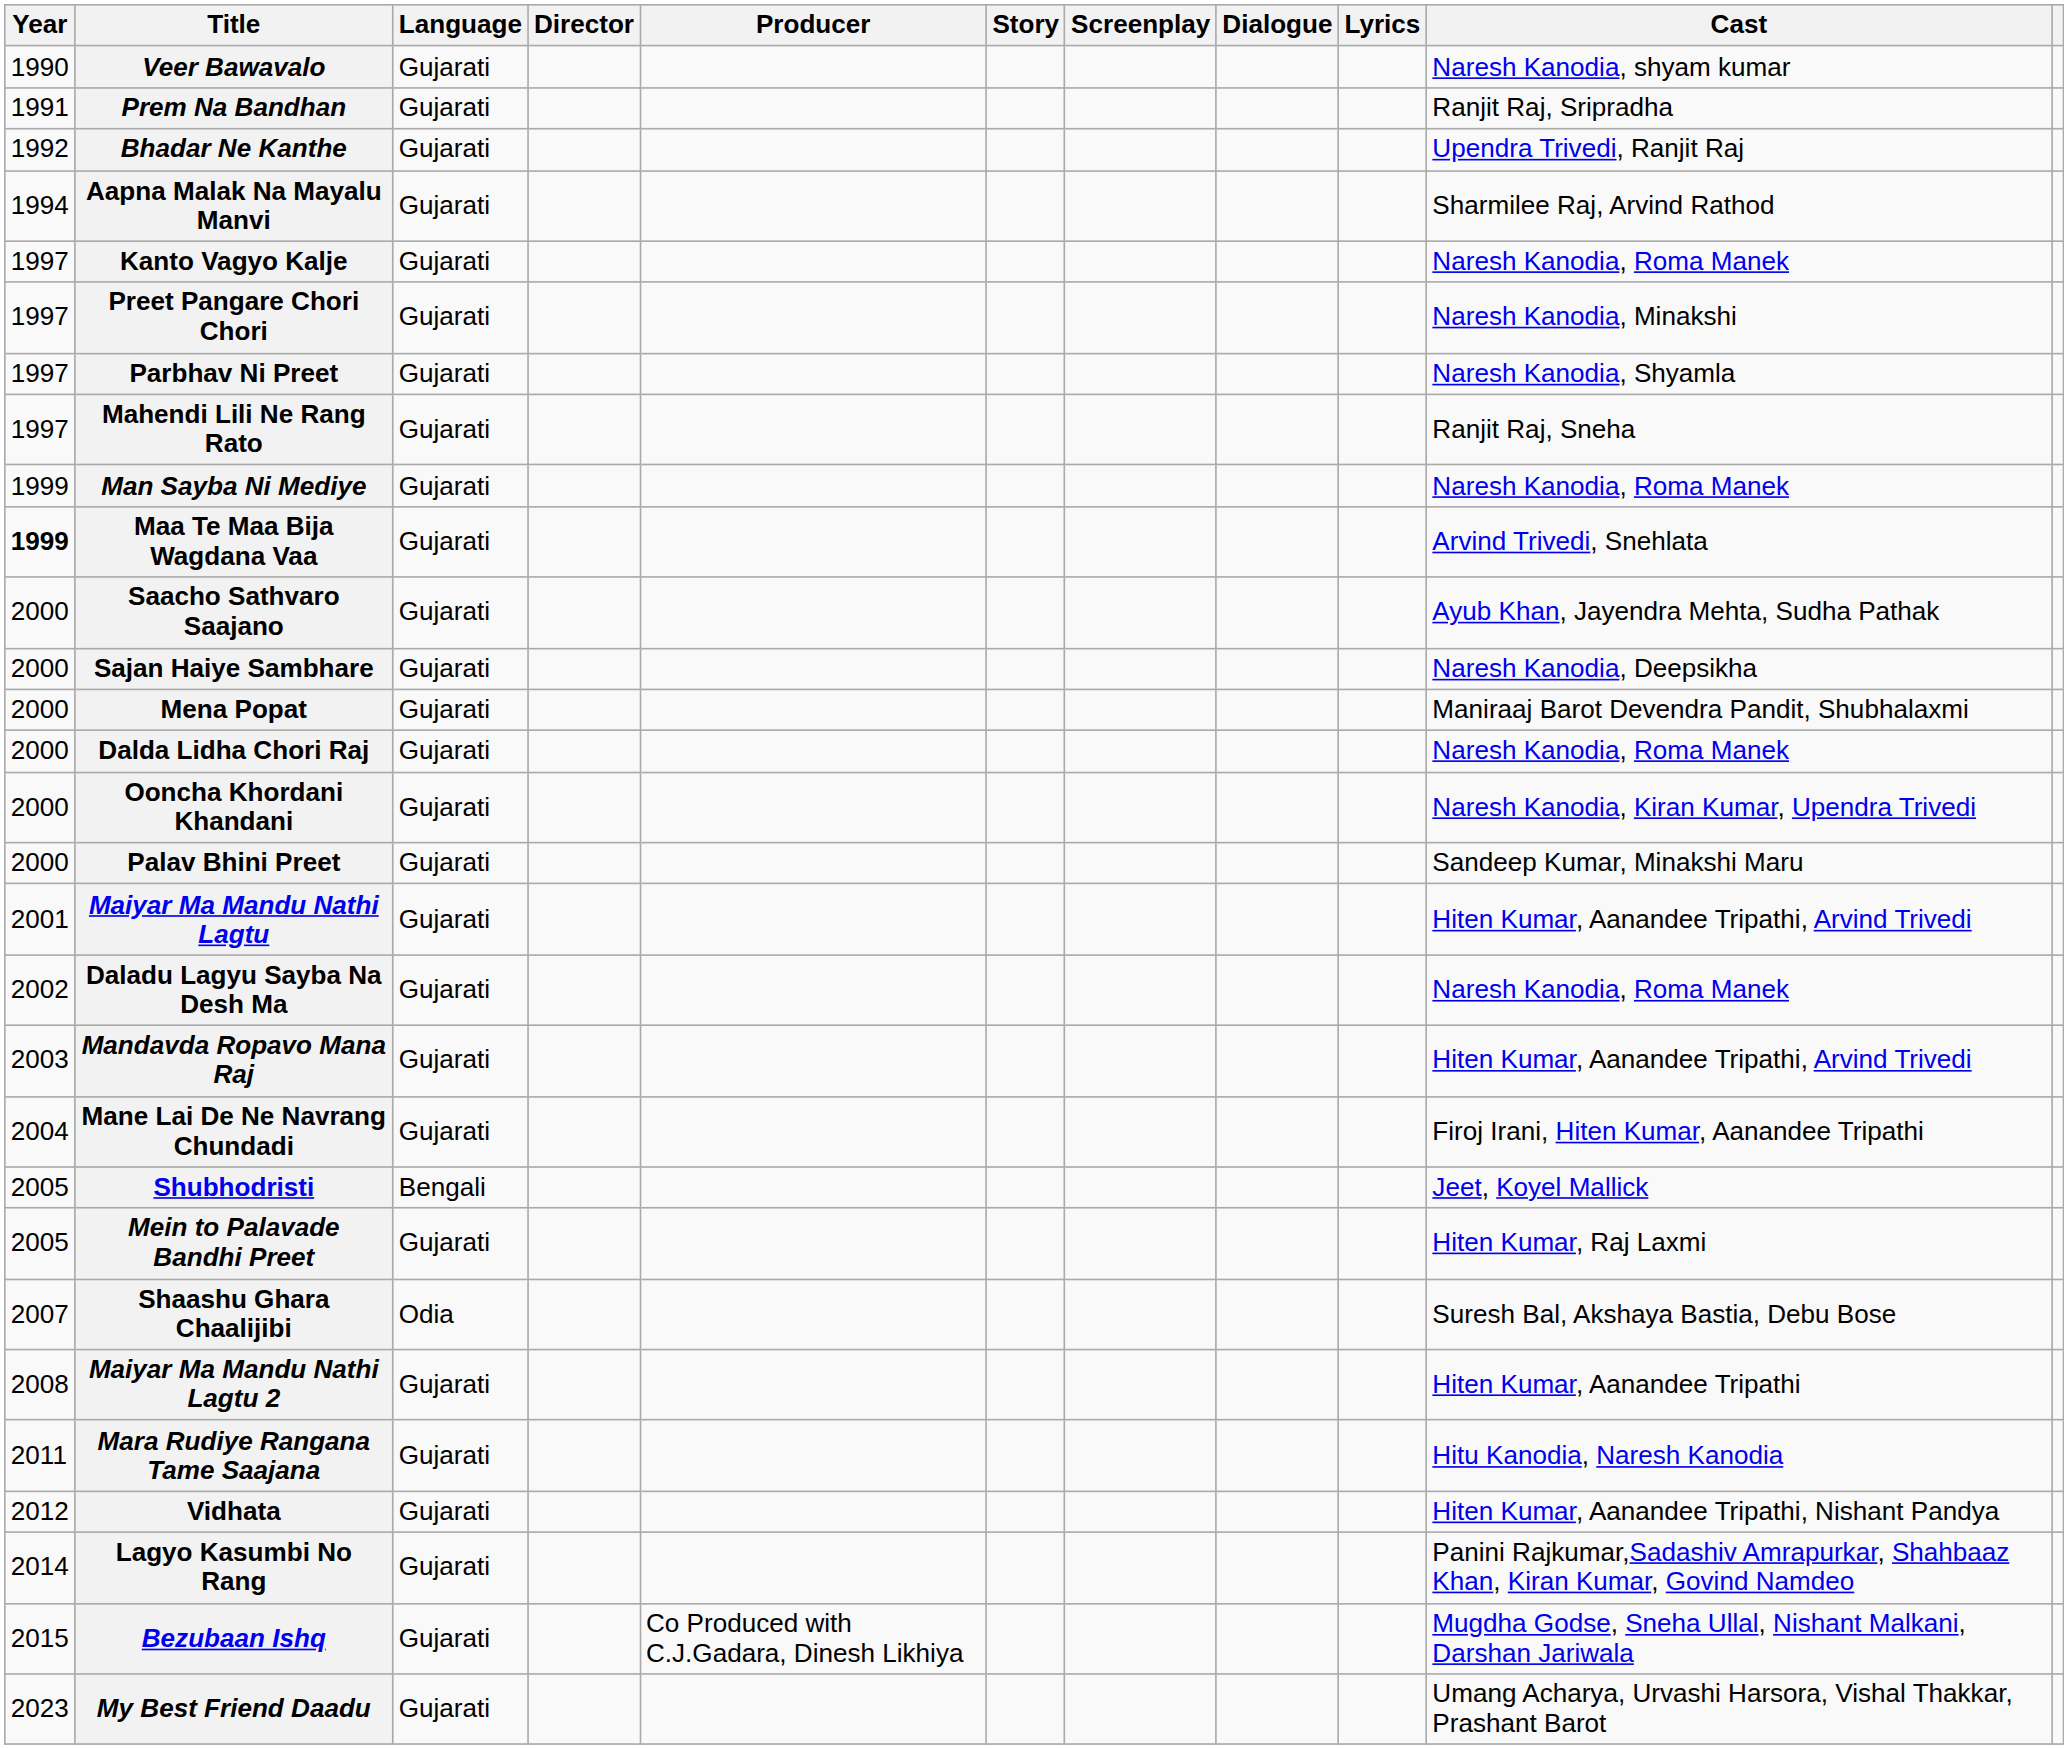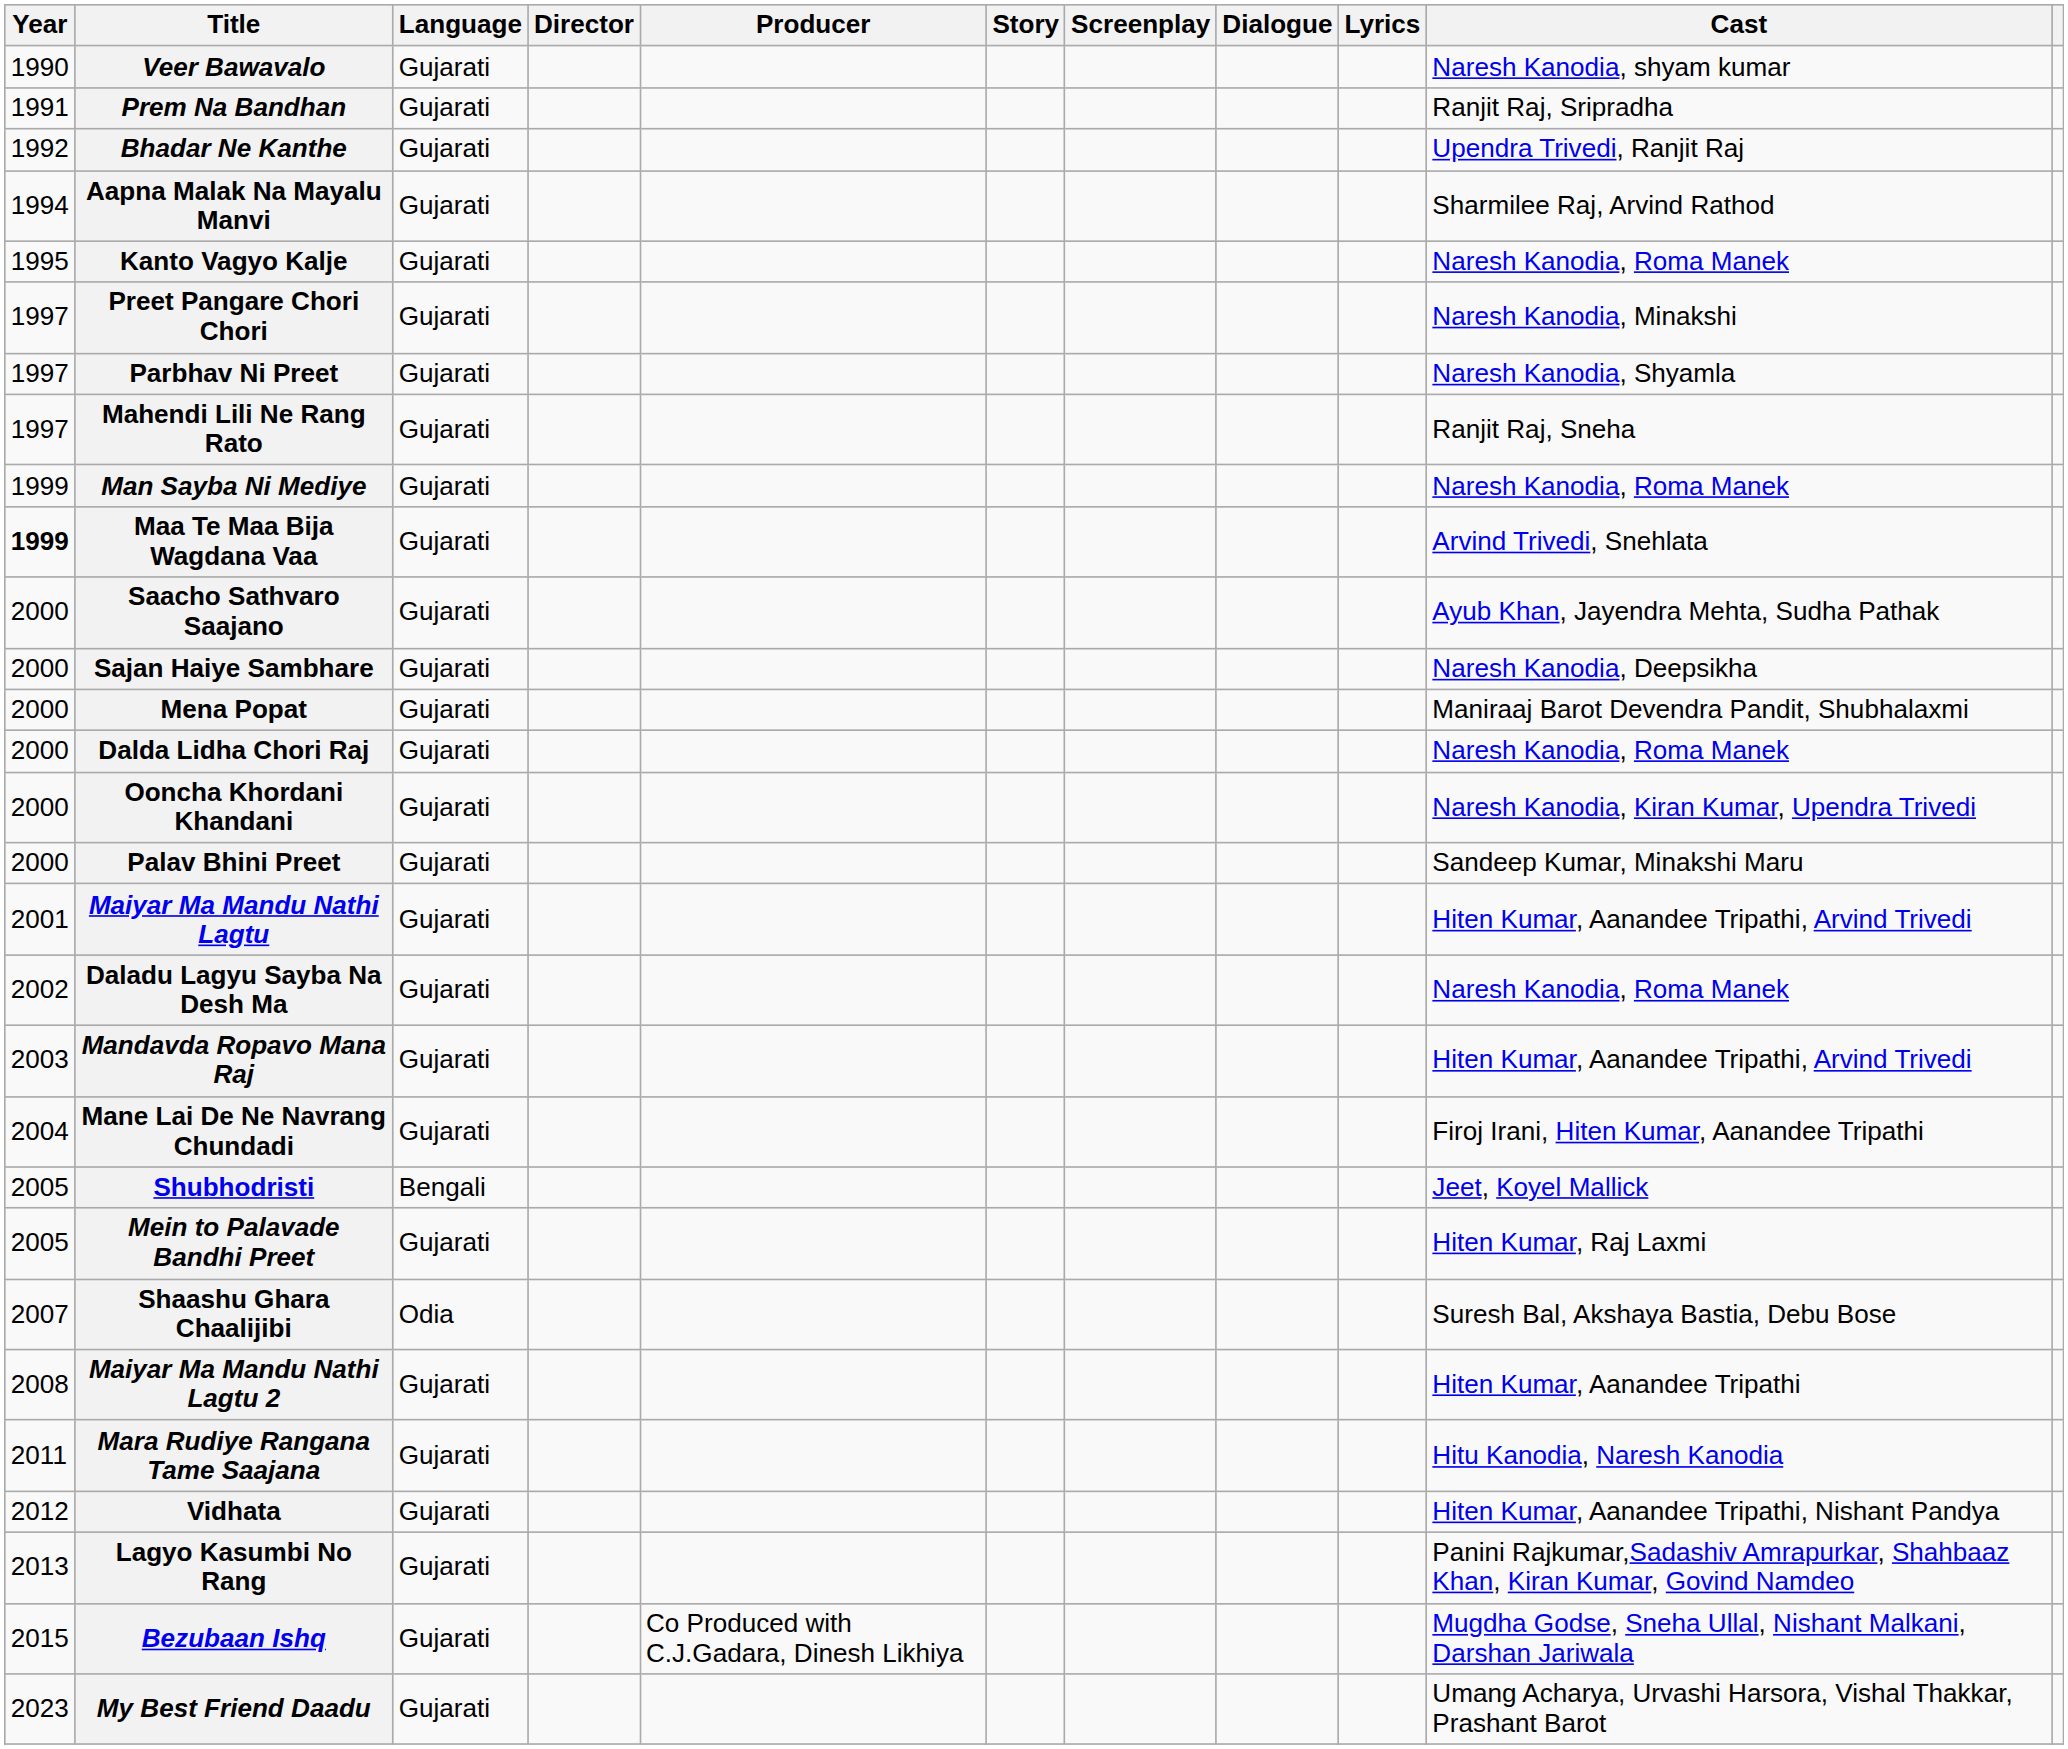(40, 261) 1997 -> (40, 261) 1995
(40, 1567) 2014 -> (40, 1567) 2013
